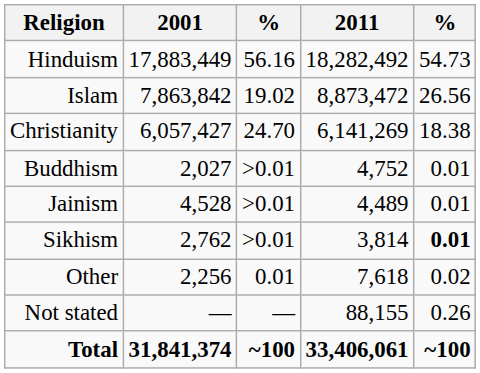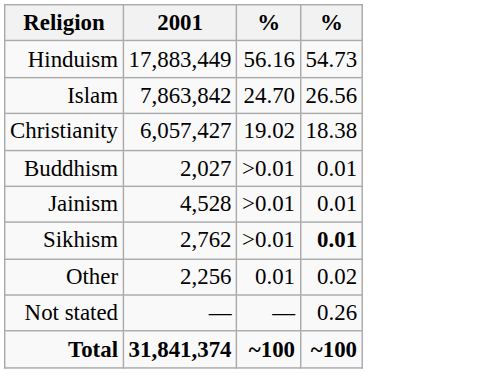- column: (357, 22)
(269, 95) 19.02 -> (269, 95) 24.70
(269, 131) 24.70 -> (269, 131) 19.02
